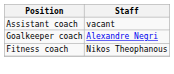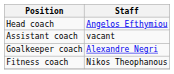+ row: (30, 24)
